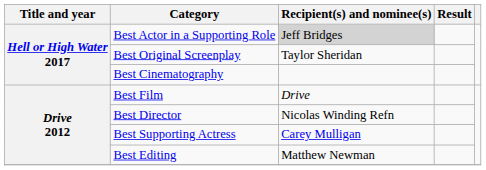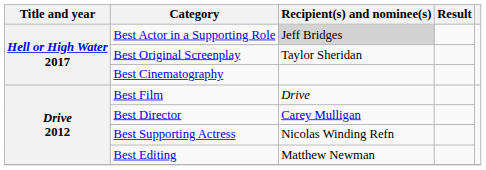(338, 114) Nicolas Winding Refn -> (321, 114) Carey Mulligan
(321, 134) Carey Mulligan -> (338, 134) Nicolas Winding Refn
